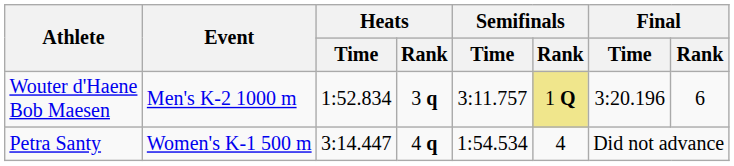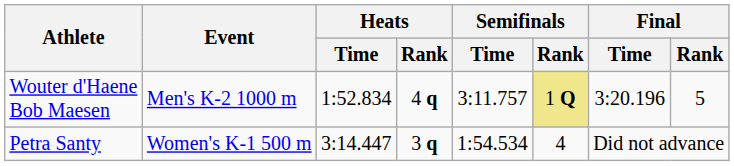(424, 99) 3 q -> (424, 99) 4 q
(700, 99) 6 -> (700, 99) 5
(424, 144) 4 q -> (424, 144) 3 q
